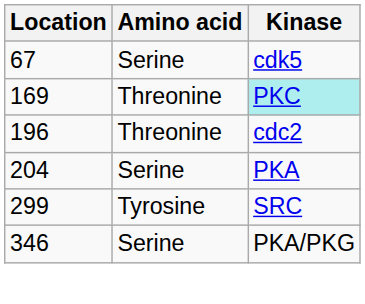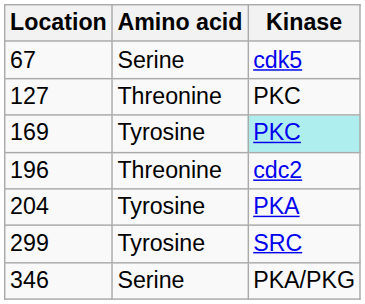+ row: (29, 96)
(170, 96) Threonine -> (161, 133) Tyrosine
(151, 170) Serine -> (161, 206) Tyrosine
